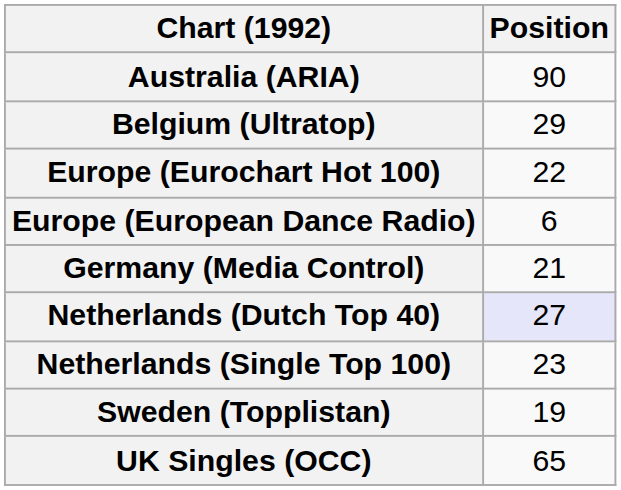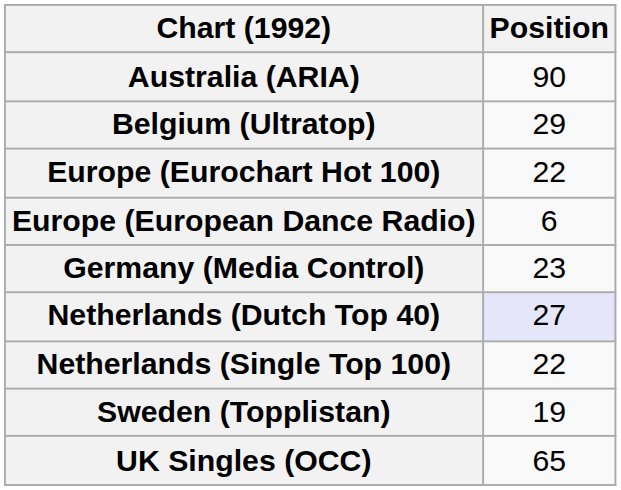(549, 268) 21 -> (549, 268) 23
(549, 364) 23 -> (549, 364) 22
